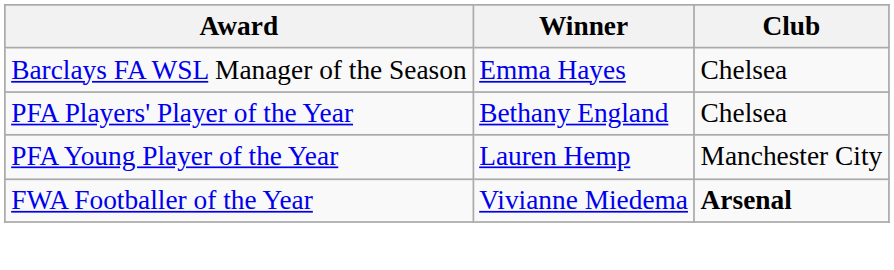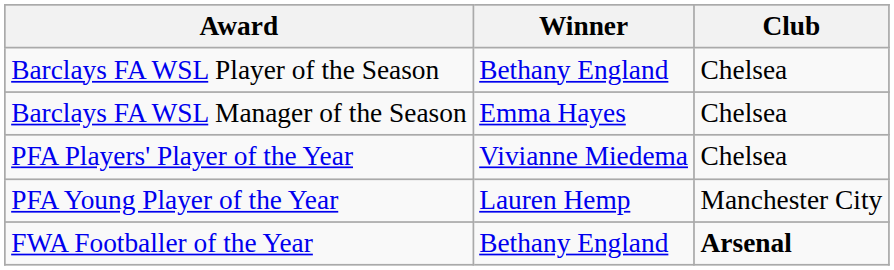+ row: (225, 69)
(574, 112) Bethany England -> (584, 156) Vivianne Miedema
(584, 199) Vivianne Miedema -> (574, 243) Bethany England
